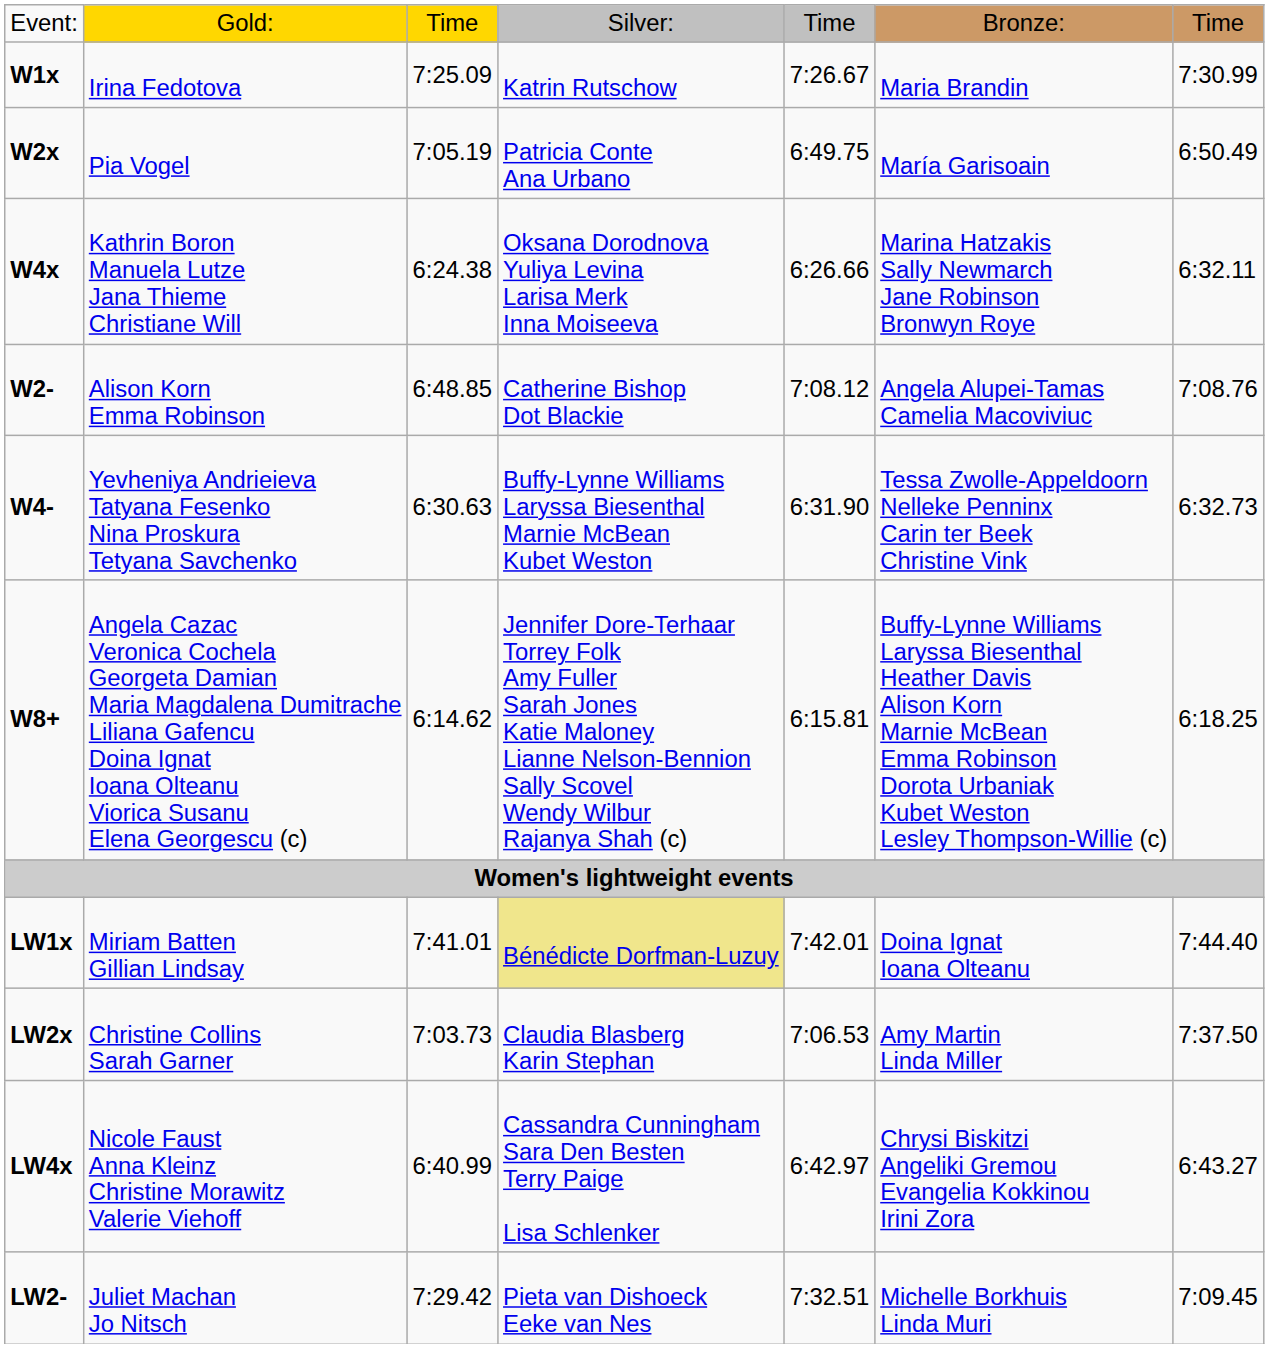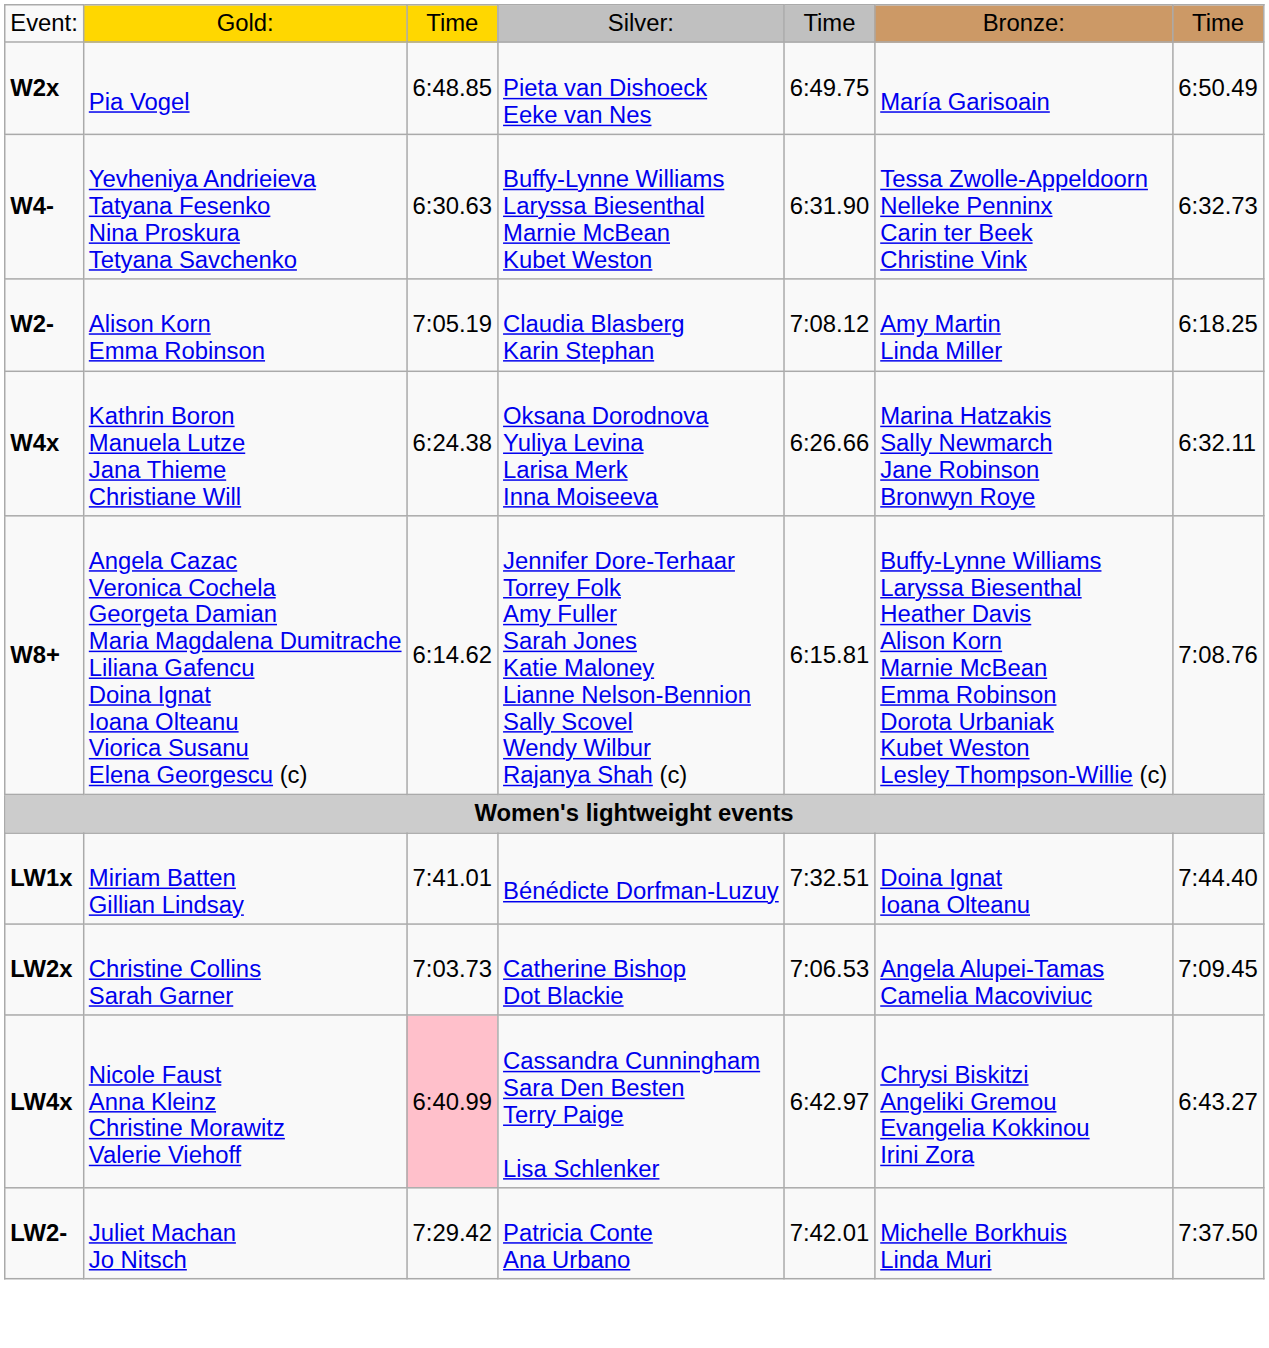- row: (35, 74)
(452, 152) 7:05.19 -> (452, 88) 6:48.85
(578, 166) Patricia Conte Ana Urbano -> (605, 101) Pieta van Dishoeck Eeke van Nes
rows swapped: (35, 270) <-> (32, 507)
(452, 389) 6:48.85 -> (452, 324) 7:05.19
(595, 402) Catherine Bishop Dot Blackie -> (594, 337) Claudia Blasberg Karin Stephan
(992, 402) Angela Alupei-Tamas Camelia Macoviviuc -> (941, 337) Amy Martin Linda Miller
(1218, 389) 7:08.76 -> (1218, 324) 6:18.25
(1218, 719) 6:18.25 -> (1218, 654) 7:08.76
(641, 956) khaki background -> (641, 891) no background
(829, 942) 7:42.01 -> (829, 878) 7:32.51
(594, 1047) Claudia Blasberg Karin Stephan -> (595, 982) Catherine Bishop Dot Blackie
(941, 1047) Amy Martin Linda Miller -> (992, 982) Angela Alupei-Tamas Camelia Macoviviuc
(1218, 1034) 7:37.50 -> (1218, 969) 7:09.45
(452, 1165) no background -> (452, 1101) pink background
(605, 1310) Pieta van Dishoeck Eeke van Nes -> (578, 1246) Patricia Conte Ana Urbano
(829, 1297) 7:32.51 -> (829, 1232) 7:42.01
(1218, 1297) 7:09.45 -> (1218, 1232) 7:37.50
